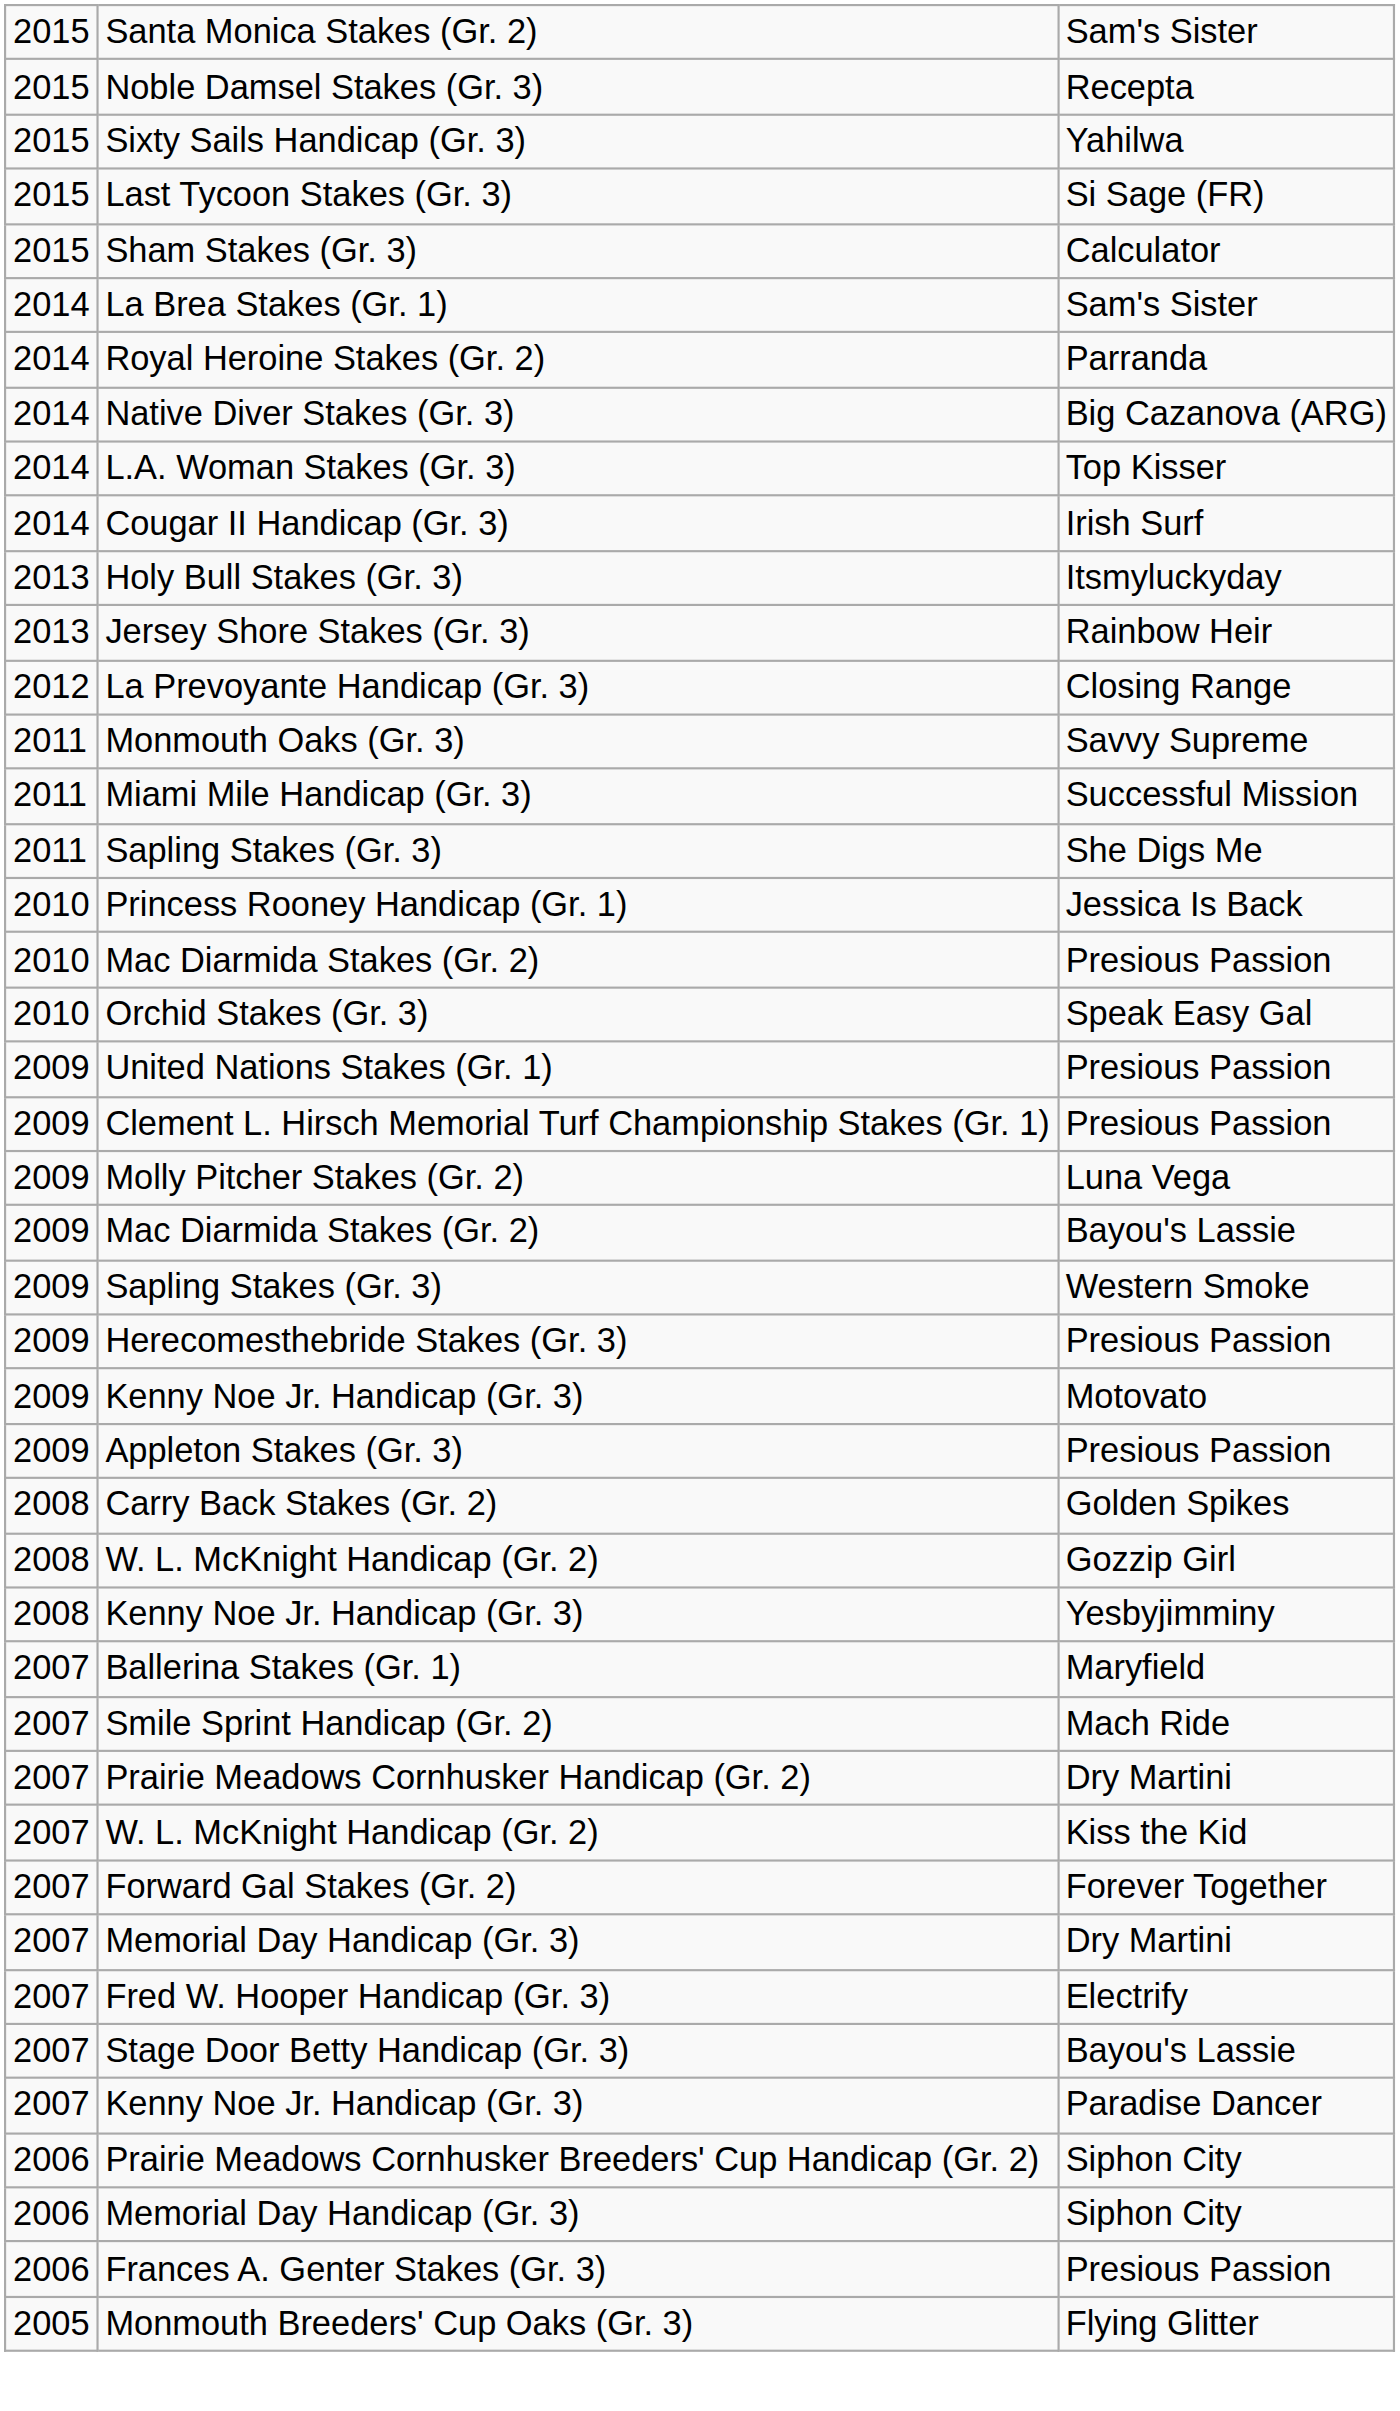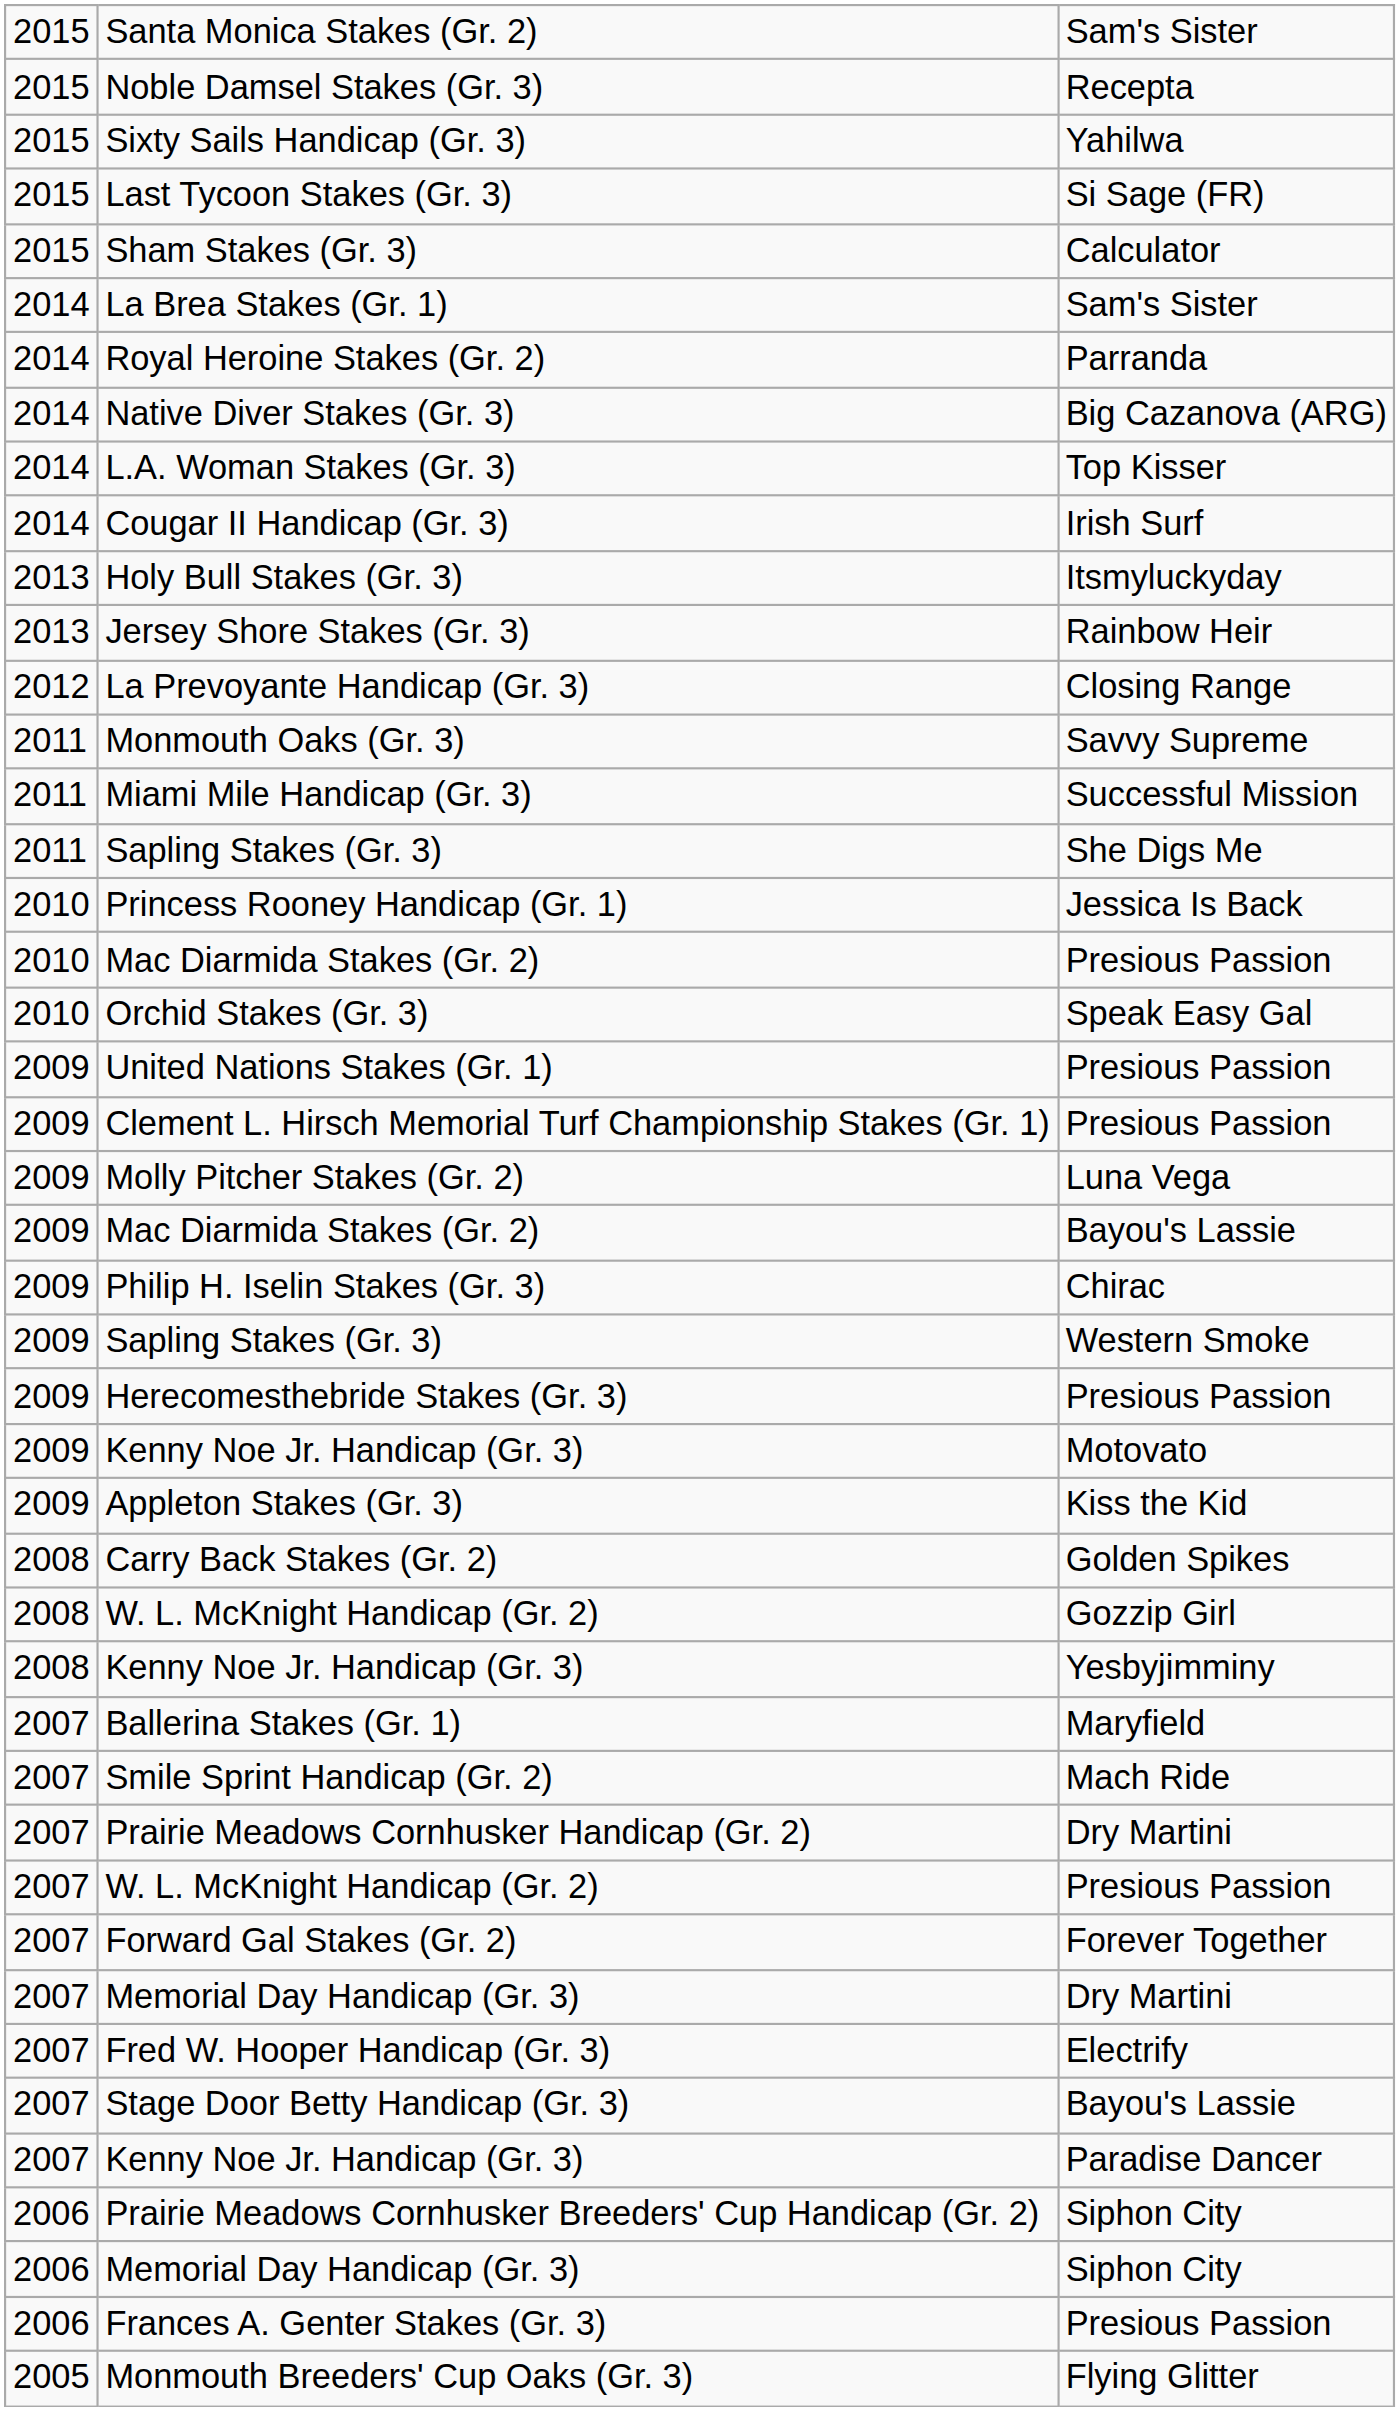+ row: (51, 1286)
(1199, 1450) Presious Passion -> (1156, 1504) Kiss the Kid
(1156, 1832) Kiss the Kid -> (1199, 1886) Presious Passion
